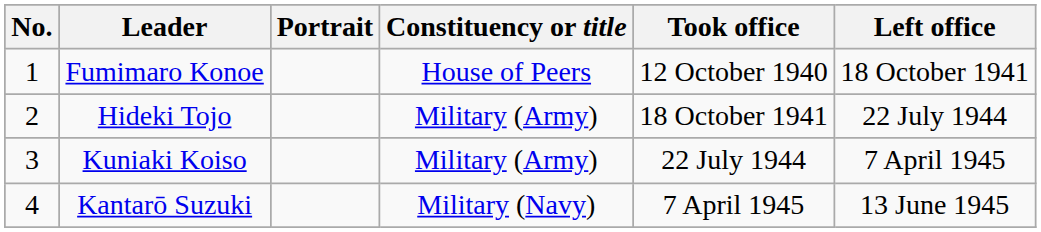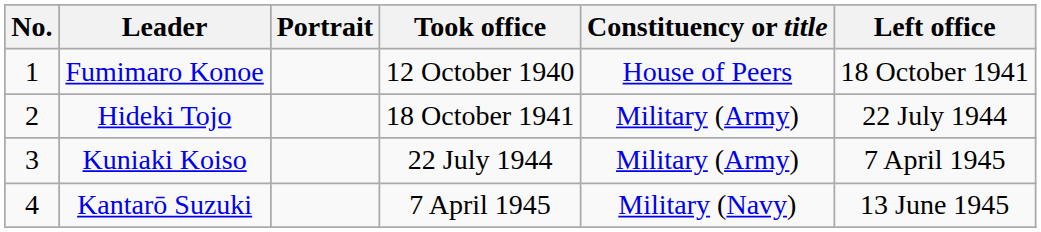columns swapped: (506, 26) <-> (734, 26)
